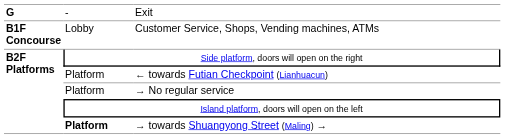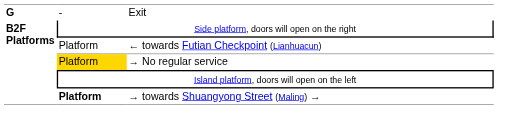- row: (257, 29)
(85, 91) no background -> (78, 62) gold background
